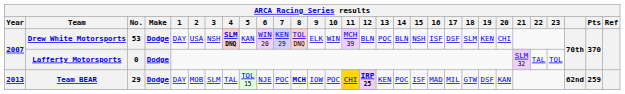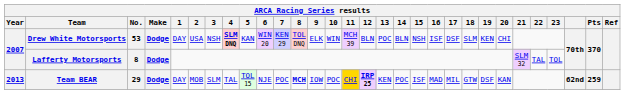(136, 59) 0 -> (136, 59) 8
